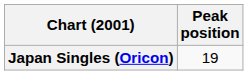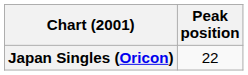(210, 57) 19 -> (210, 57) 22
